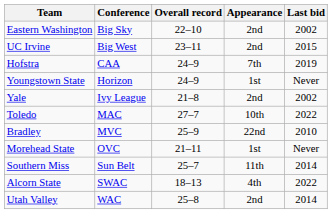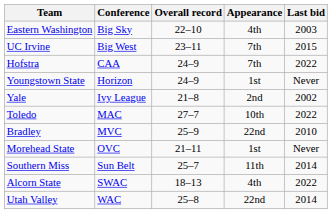(254, 30) 2nd -> (254, 30) 4th
(306, 30) 2002 -> (306, 30) 2003
(254, 47) 2nd -> (254, 47) 7th
(306, 64) 2019 -> (306, 64) 2022
(254, 200) 2nd -> (254, 200) 22nd
